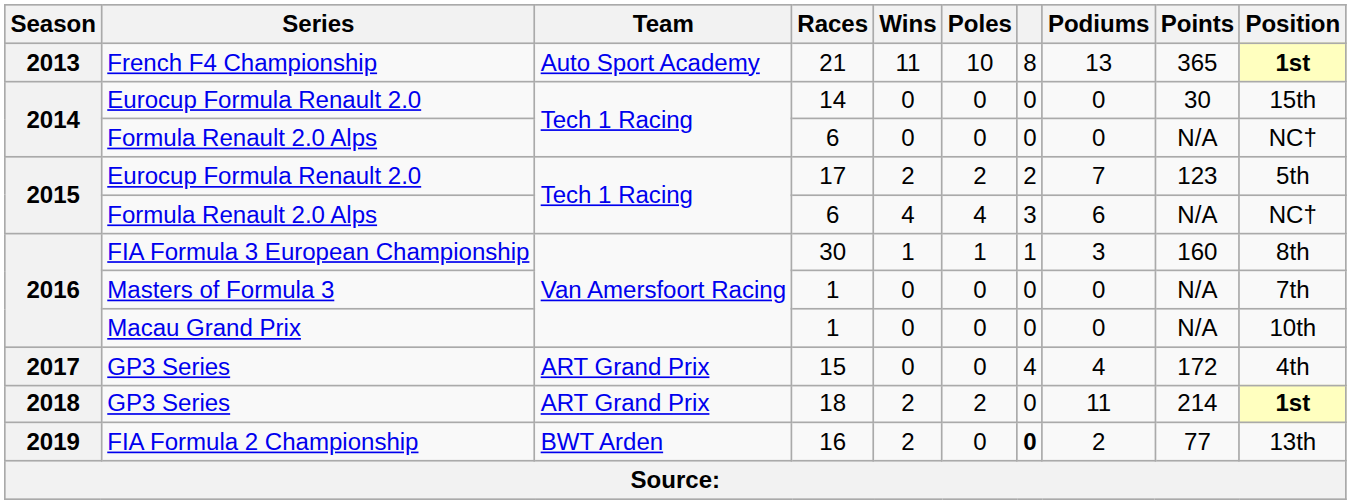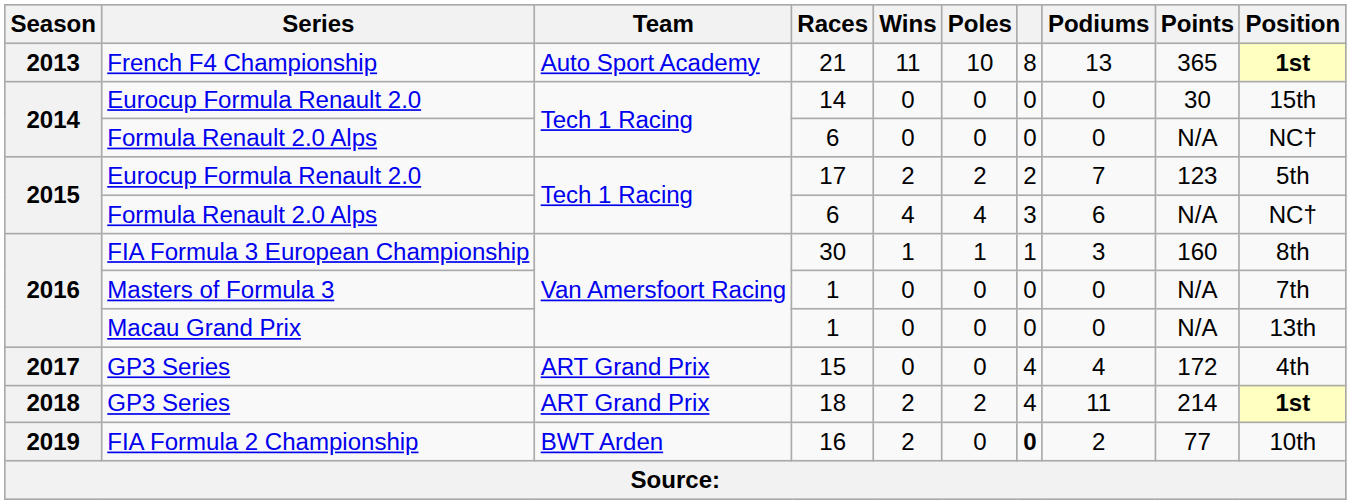(1293, 328) 10th -> (1293, 328) 13th
(1030, 404) 0 -> (1030, 404) 4
(1293, 442) 13th -> (1293, 442) 10th
